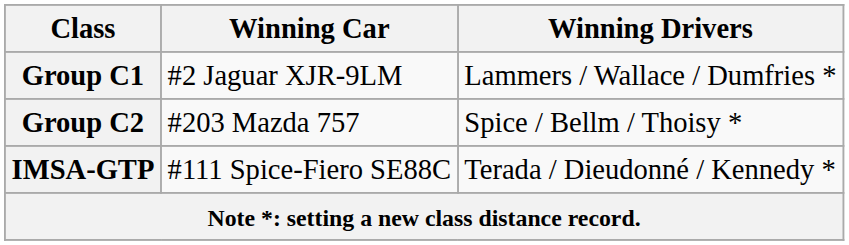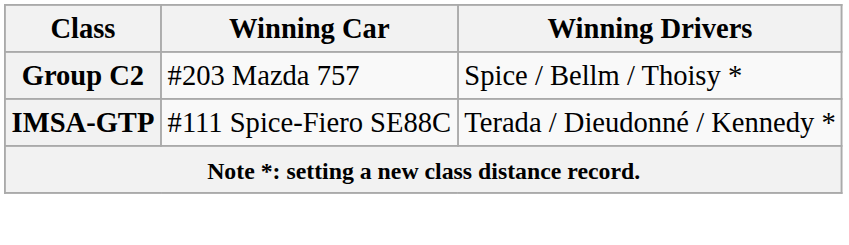- row: (83, 75)
